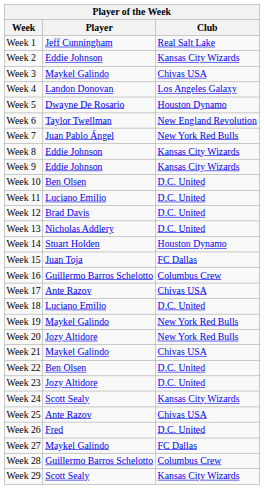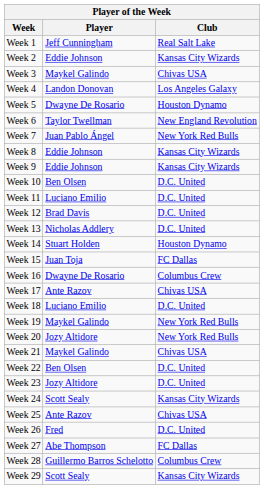(99, 275) Guillermo Barros Schelotto -> (85, 275) Dwayne De Rosario
(77, 445) Maykel Galindo -> (75, 445) Abe Thompson
